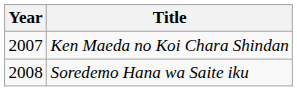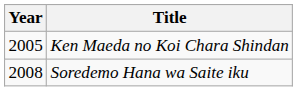(26, 45) 2007 -> (26, 45) 2005
